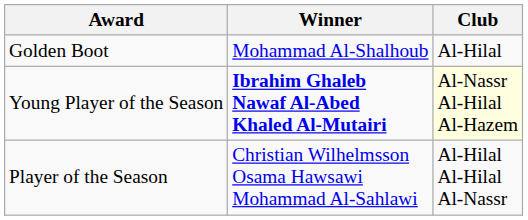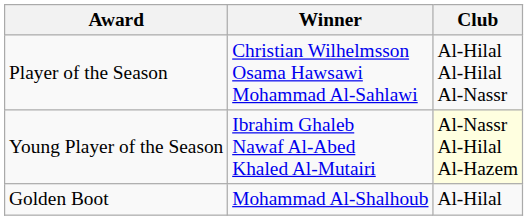rows swapped: (88, 177) <-> (59, 50)
(309, 103) bold -> (304, 146) normal
